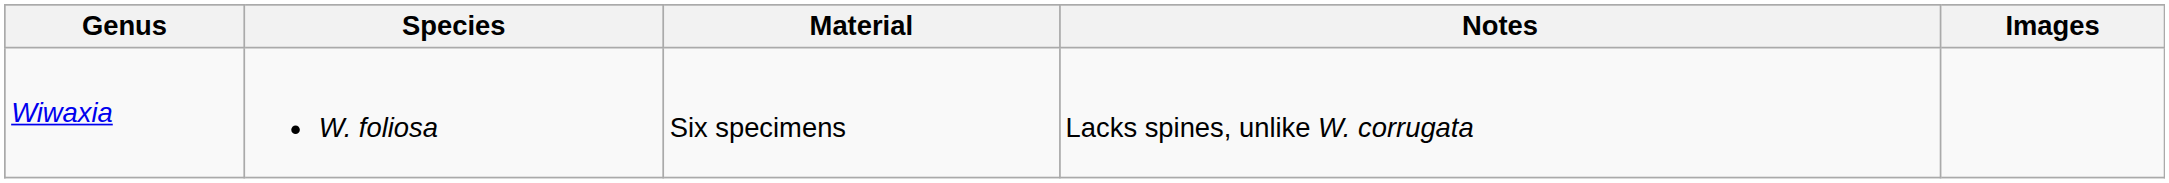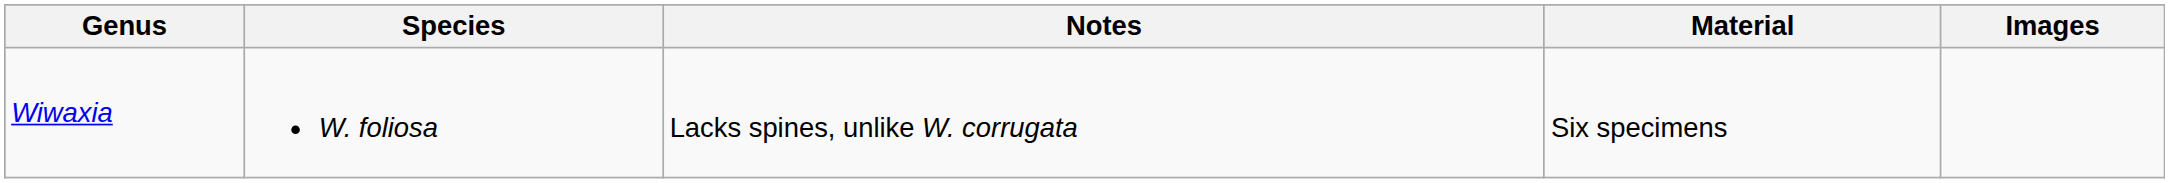columns swapped: (861, 26) <-> (1500, 26)
